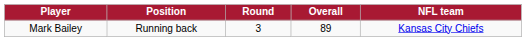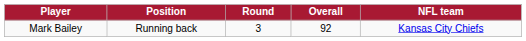(326, 28) 89 -> (326, 28) 92
